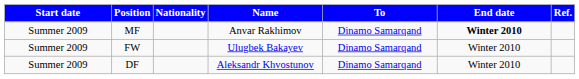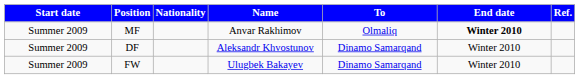(380, 30) Dinamo Samarqand -> (380, 30) Olmaliq
rows swapped: (132, 65) <-> (132, 48)
